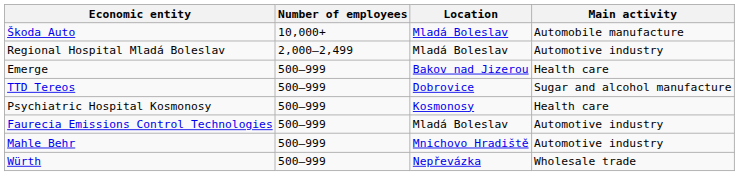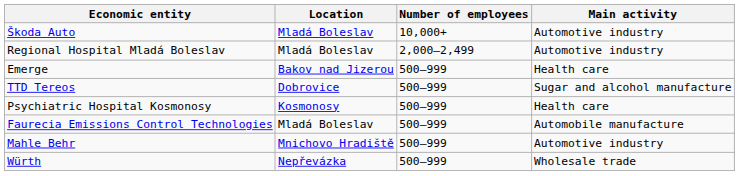columns swapped: (471, 14) <-> (343, 14)
(609, 32) Automobile manufacture -> (599, 32) Automotive industry
(599, 124) Automotive industry -> (609, 124) Automobile manufacture
